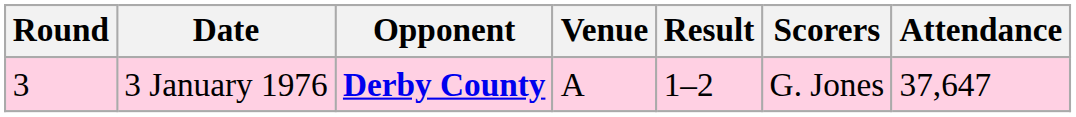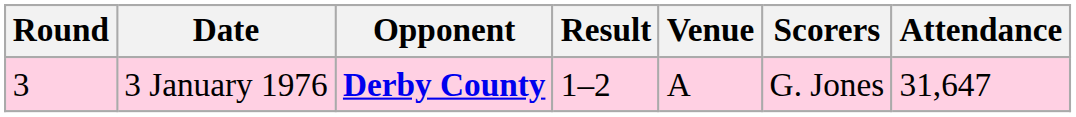columns swapped: (605, 30) <-> (709, 30)
(945, 83) 37,647 -> (945, 83) 31,647
